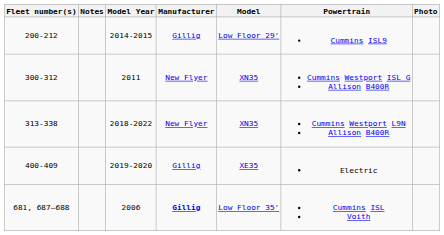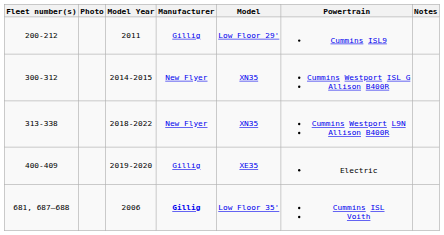columns swapped: (426, 11) <-> (92, 11)
(131, 36) 2014-2015 -> (131, 36) 2011
(131, 77) 2011 -> (131, 77) 2014-2015
